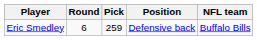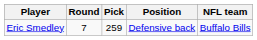(84, 27) 6 -> (84, 27) 7
